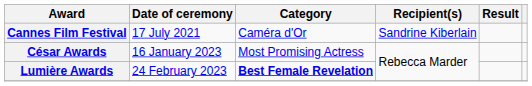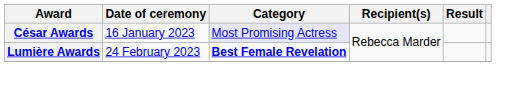- row: (67, 33)
(301, 52) no background -> (274, 33) lavender background
